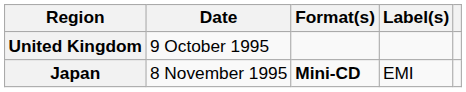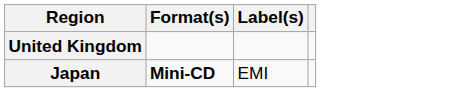- column: (219, 18)
